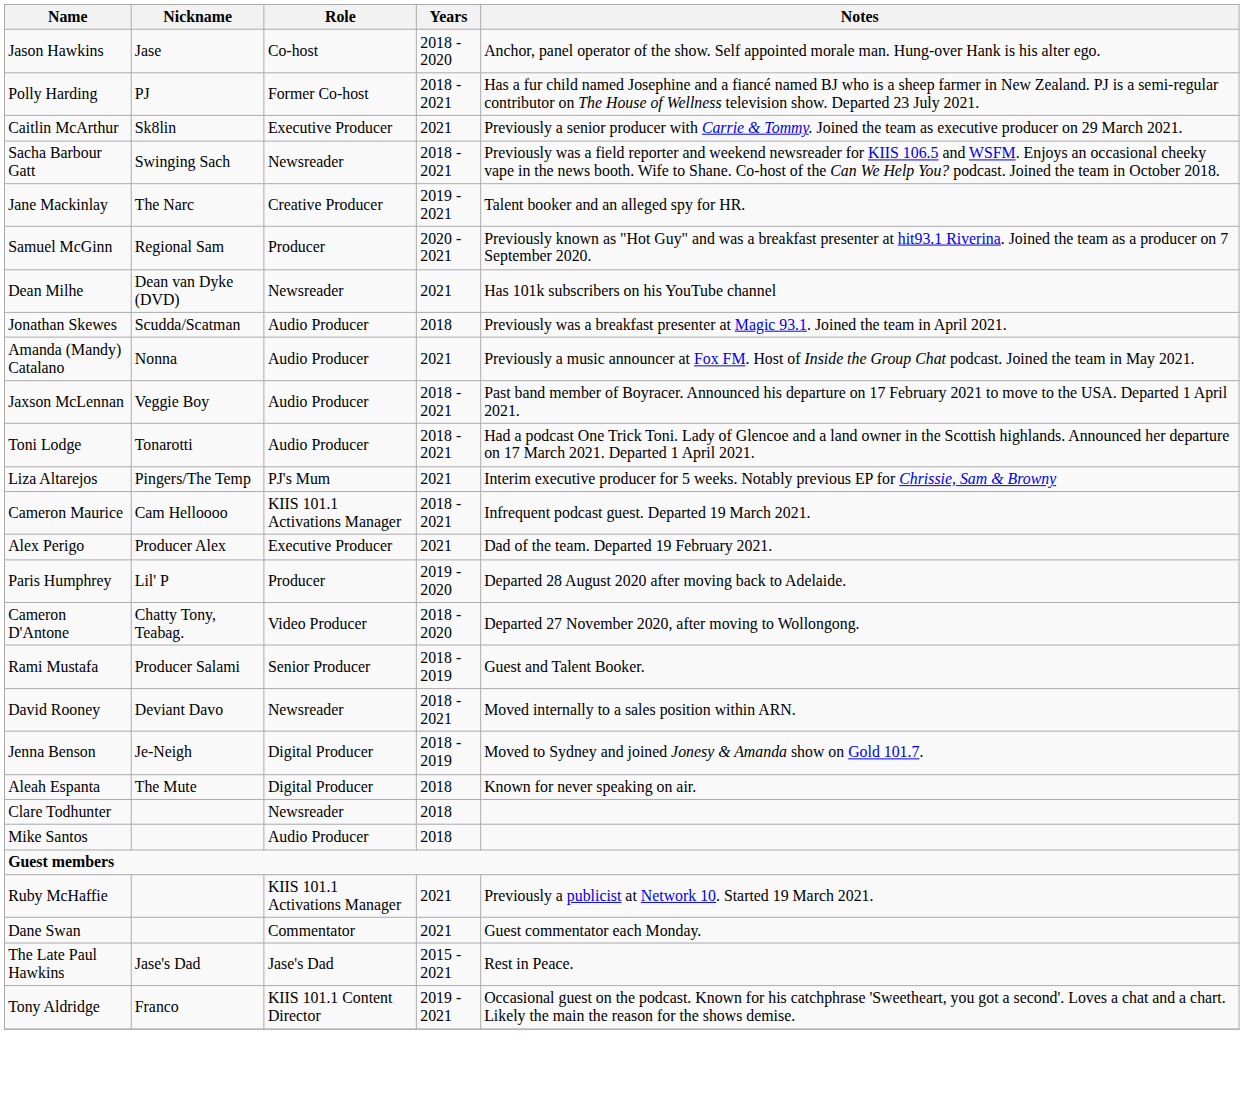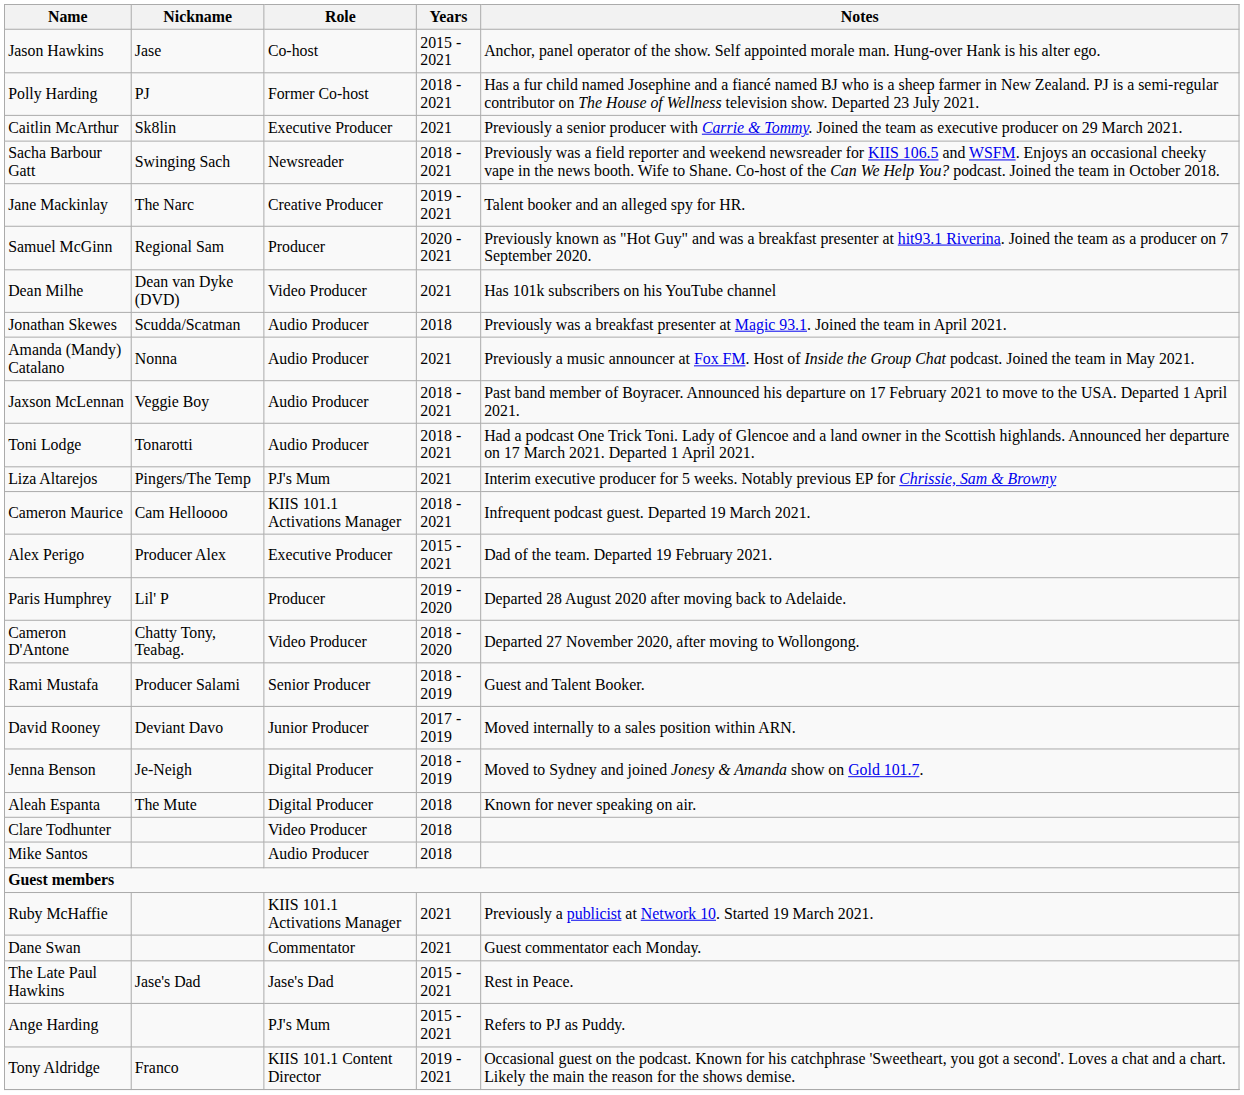(441, 51) 2018 - 2020 -> (441, 51) 2015 - 2021
(306, 290) Newsreader -> (317, 290) Video Producer
(436, 546) 2021 -> (441, 555) 2015 - 2021
(306, 709) Newsreader -> (318, 727) Junior Producer
(441, 709) 2018 - 2021 -> (441, 727) 2017 - 2019
(306, 811) Newsreader -> (317, 829) Video Producer
+ row: (53, 1025)
